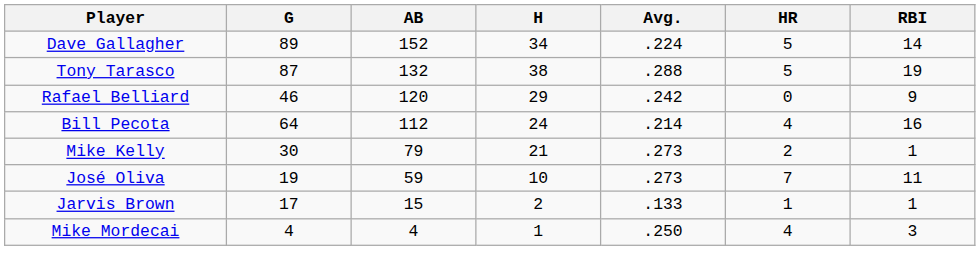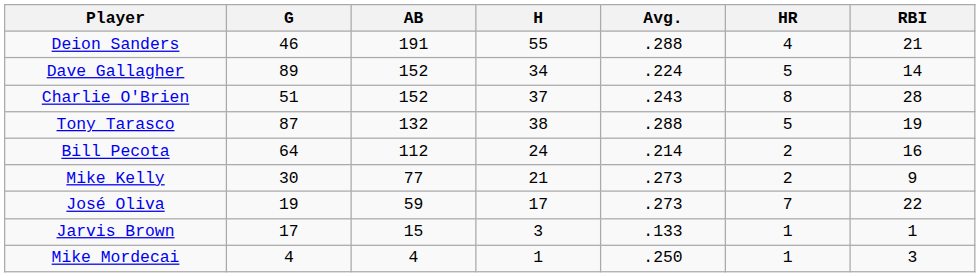+ row: (116, 45)
+ row: (116, 98)
- row: (116, 98)
(788, 125) 4 -> (788, 151) 2
(414, 151) 79 -> (414, 178) 77
(913, 151) 1 -> (913, 178) 9
(538, 178) 10 -> (538, 205) 17
(913, 178) 11 -> (913, 205) 22
(538, 205) 2 -> (538, 232) 3
(788, 232) 4 -> (788, 258) 1
